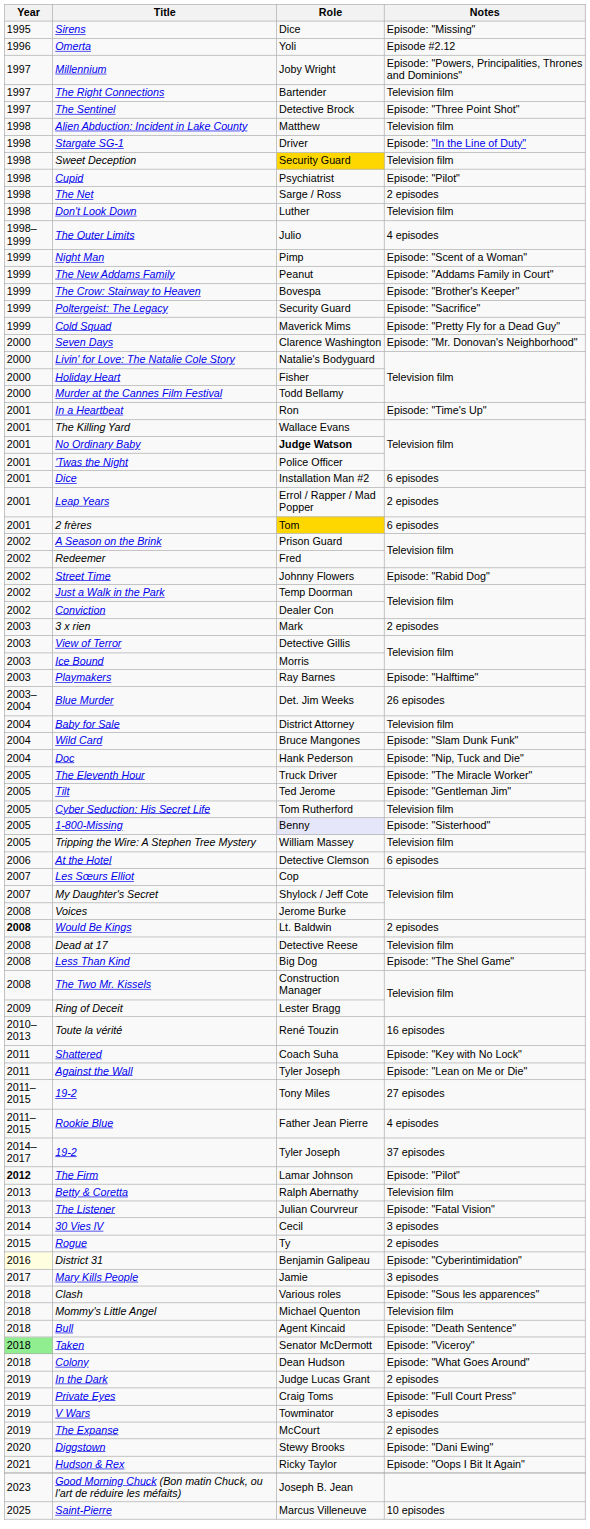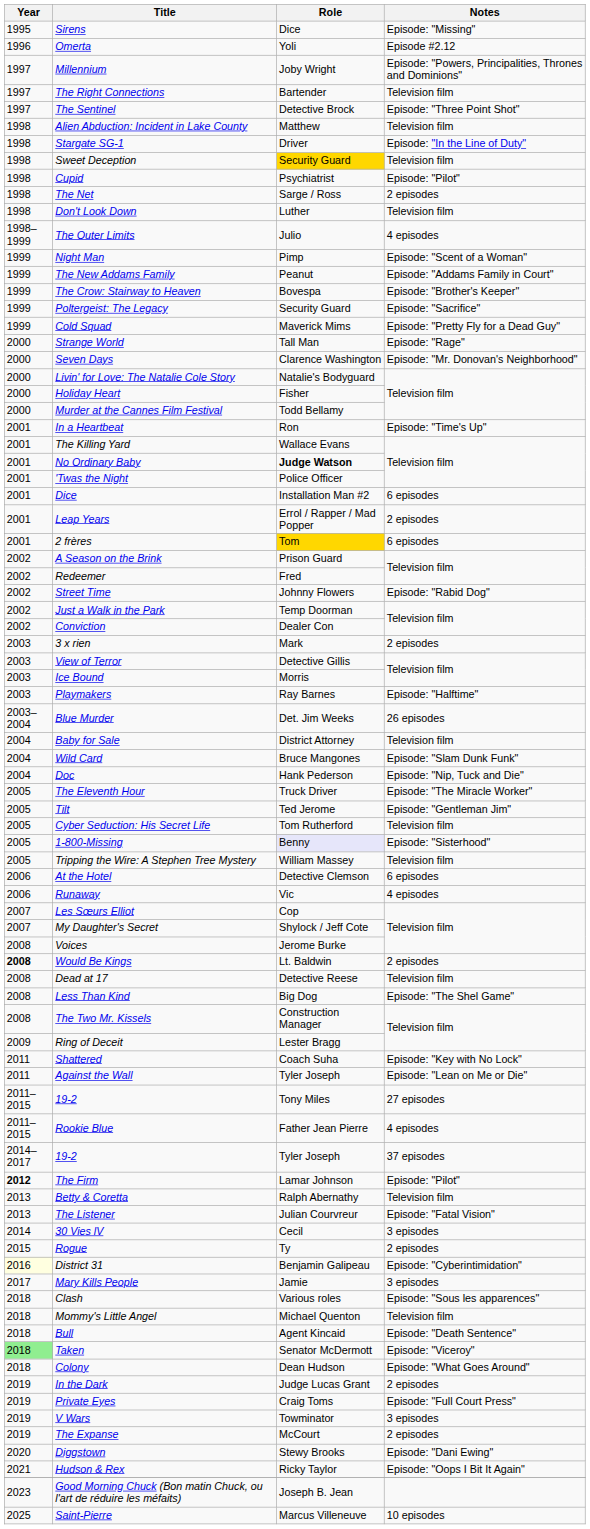+ row: (90, 343)
+ row: (78, 894)
- row: (89, 1031)
